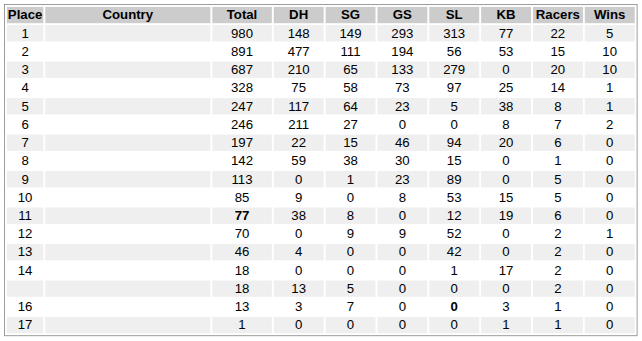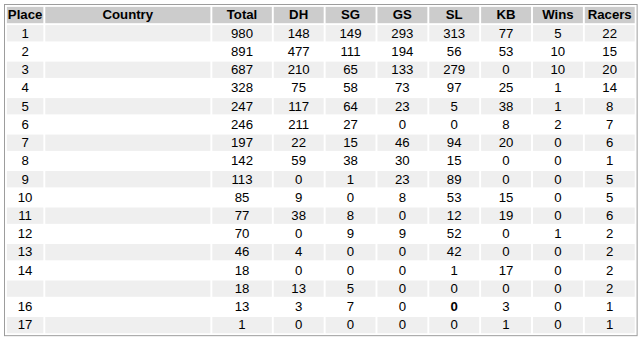columns swapped: (558, 15) <-> (610, 15)
(242, 216) bold -> (242, 216) normal
